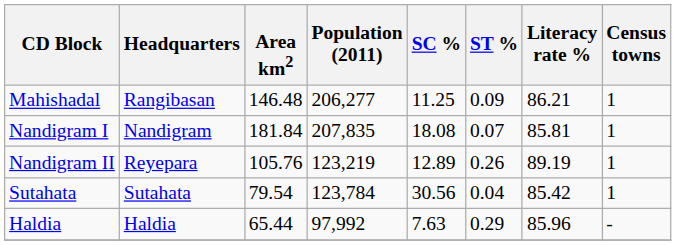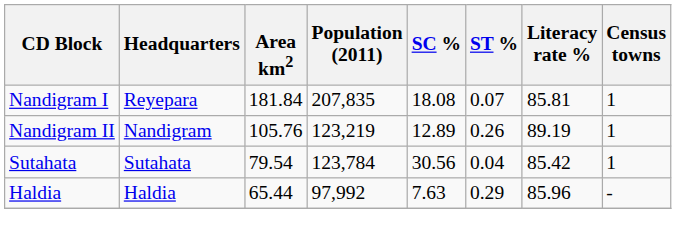- row: (55, 100)
(168, 131) Nandigram -> (161, 100) Reyepara
(161, 162) Reyepara -> (168, 131) Nandigram
